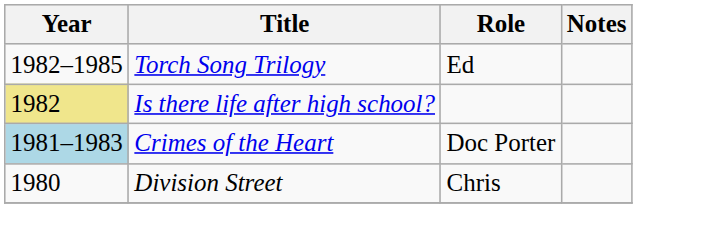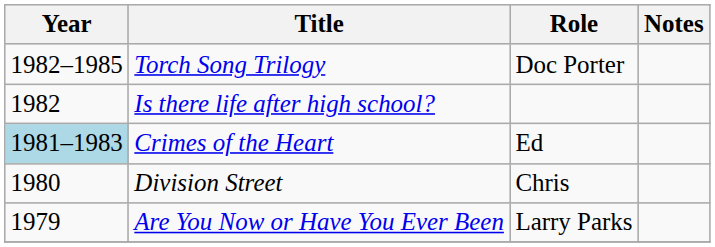(460, 63) Ed -> (570, 63) Doc Porter
(35, 103) khaki background -> (35, 103) no background
(501, 143) Doc Porter -> (529, 143) Ed
+ row: (319, 222)
